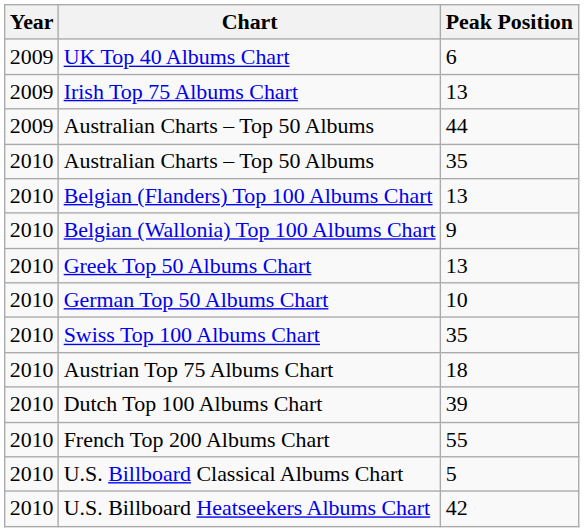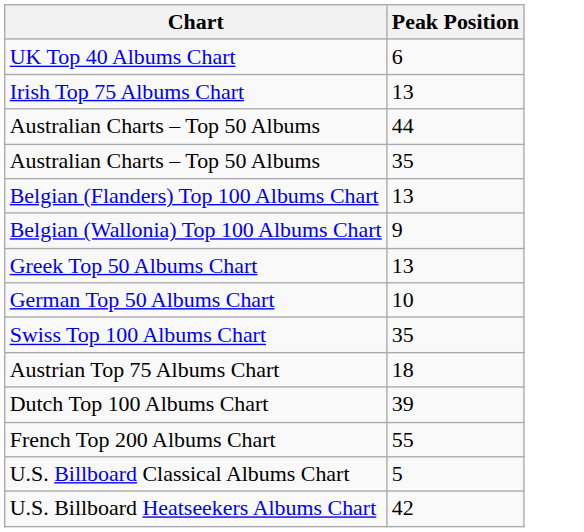- column: (32, 21)
